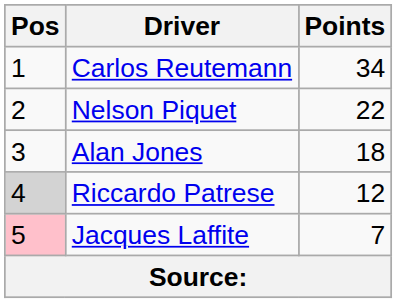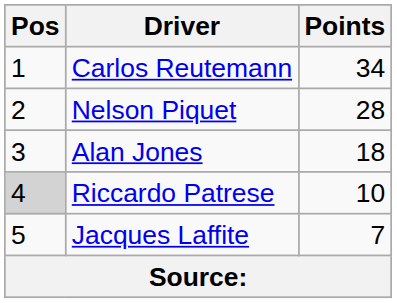(370, 110) 22 -> (370, 110) 28
(370, 193) 12 -> (370, 193) 10
(18, 235) pink background -> (18, 235) no background
